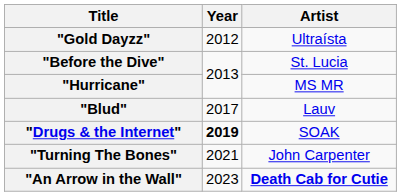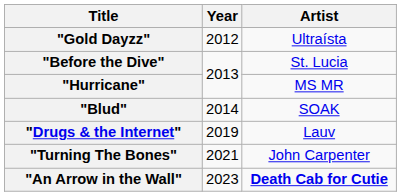(222, 109) 2017 -> (222, 109) 2014
(319, 109) Lauv -> (319, 109) SOAK
(222, 132) bold -> (222, 132) normal
(319, 132) SOAK -> (319, 132) Lauv
